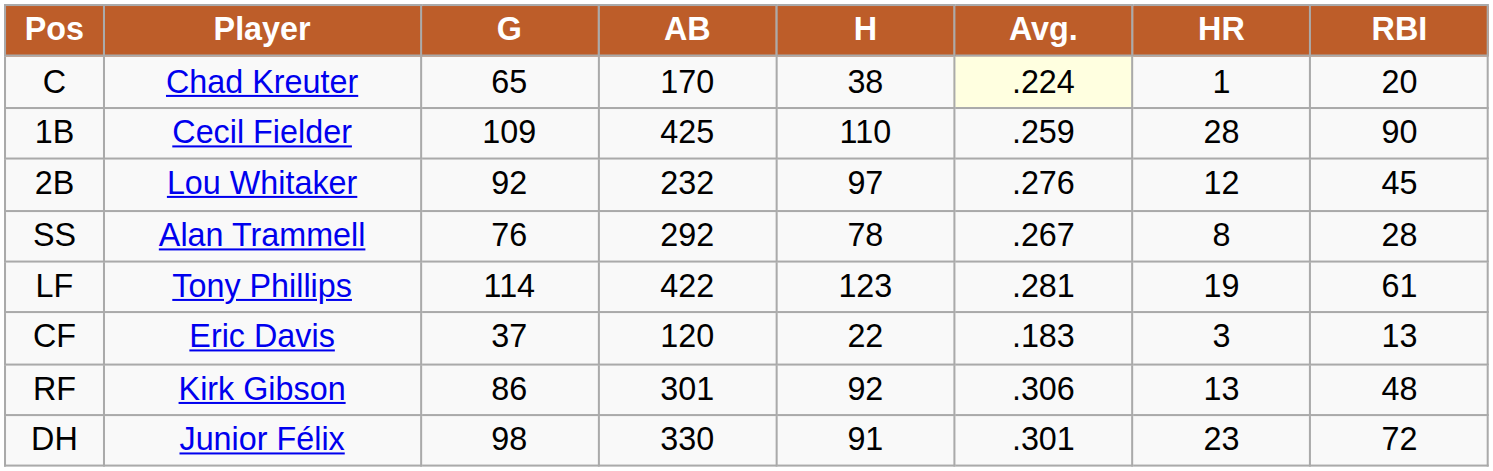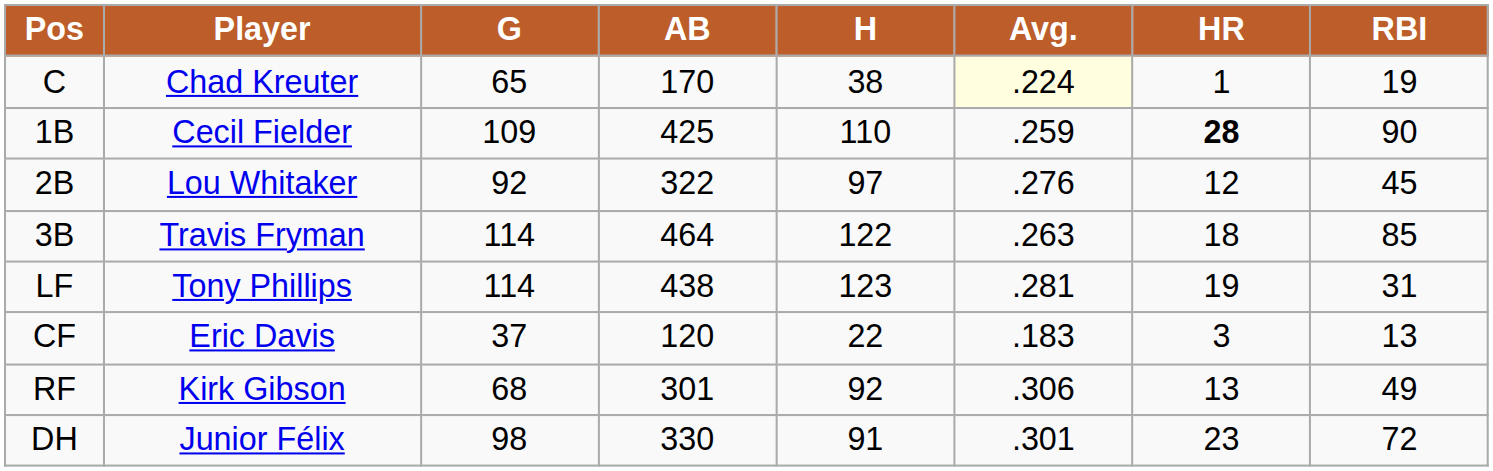(1399, 81) 20 -> (1399, 81) 19
(1221, 132) normal -> (1221, 132) bold
(687, 183) 232 -> (687, 183) 322
- row: (54, 235)
+ row: (54, 235)
(687, 286) 422 -> (687, 286) 438
(1399, 286) 61 -> (1399, 286) 31
(509, 388) 86 -> (509, 388) 68
(1399, 388) 48 -> (1399, 388) 49
